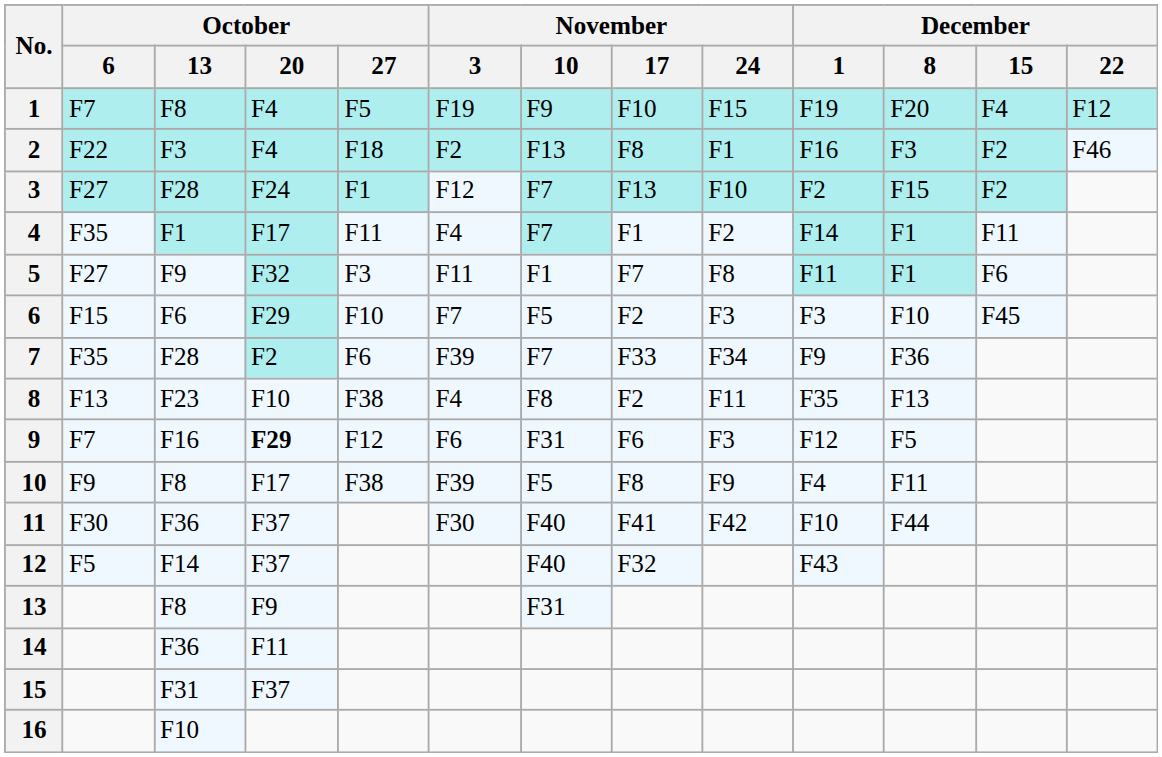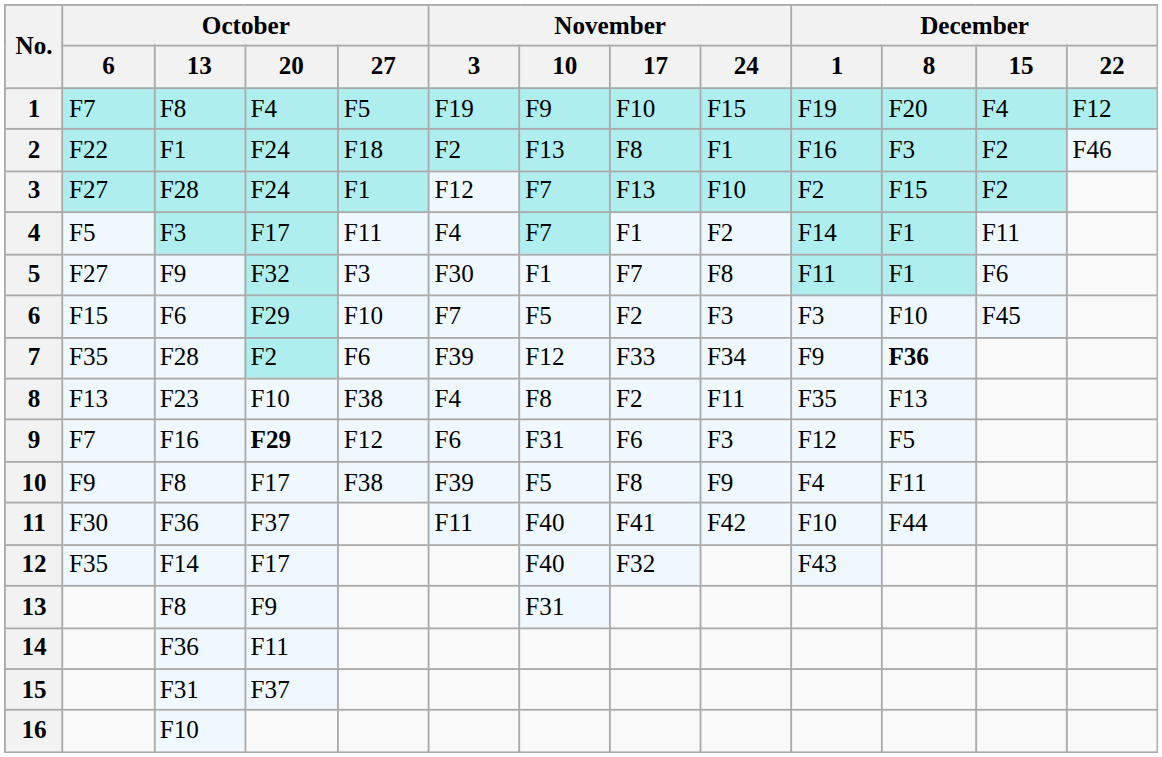(173, 149) F3 -> (173, 149) F1
(264, 149) F4 -> (270, 149) F24
(89, 232) F35 -> (82, 232) F5
(173, 232) F1 -> (173, 232) F3
(455, 273) F11 -> (454, 273) F30
(540, 356) F7 -> (545, 356) F12
(910, 356) normal -> (909, 356) bold
(455, 522) F30 -> (454, 522) F11
(82, 564) F5 -> (89, 564) F35
(271, 564) F37 -> (270, 564) F17
